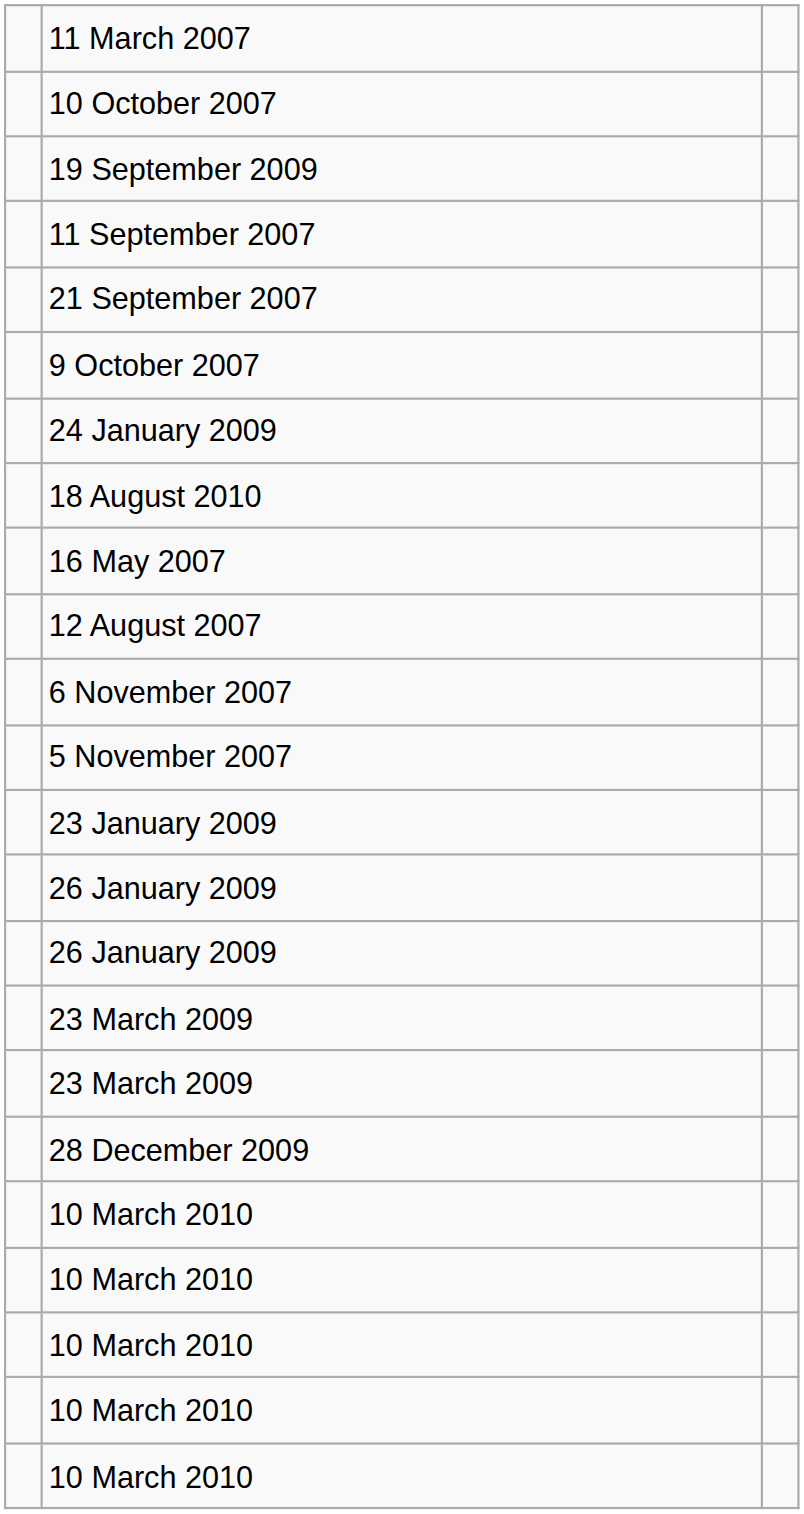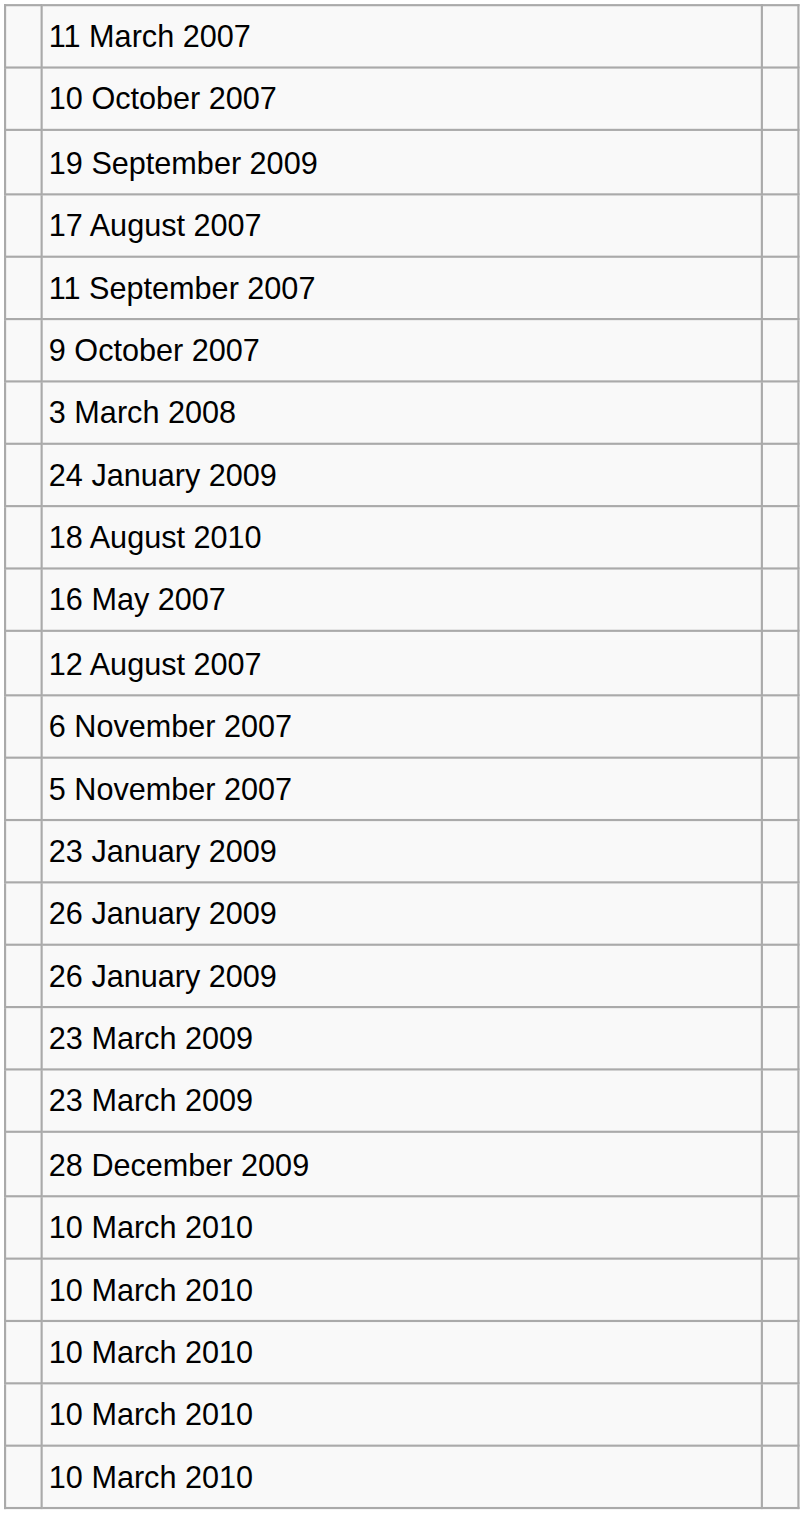+ row: (23, 225)
- row: (23, 300)
+ row: (23, 413)
